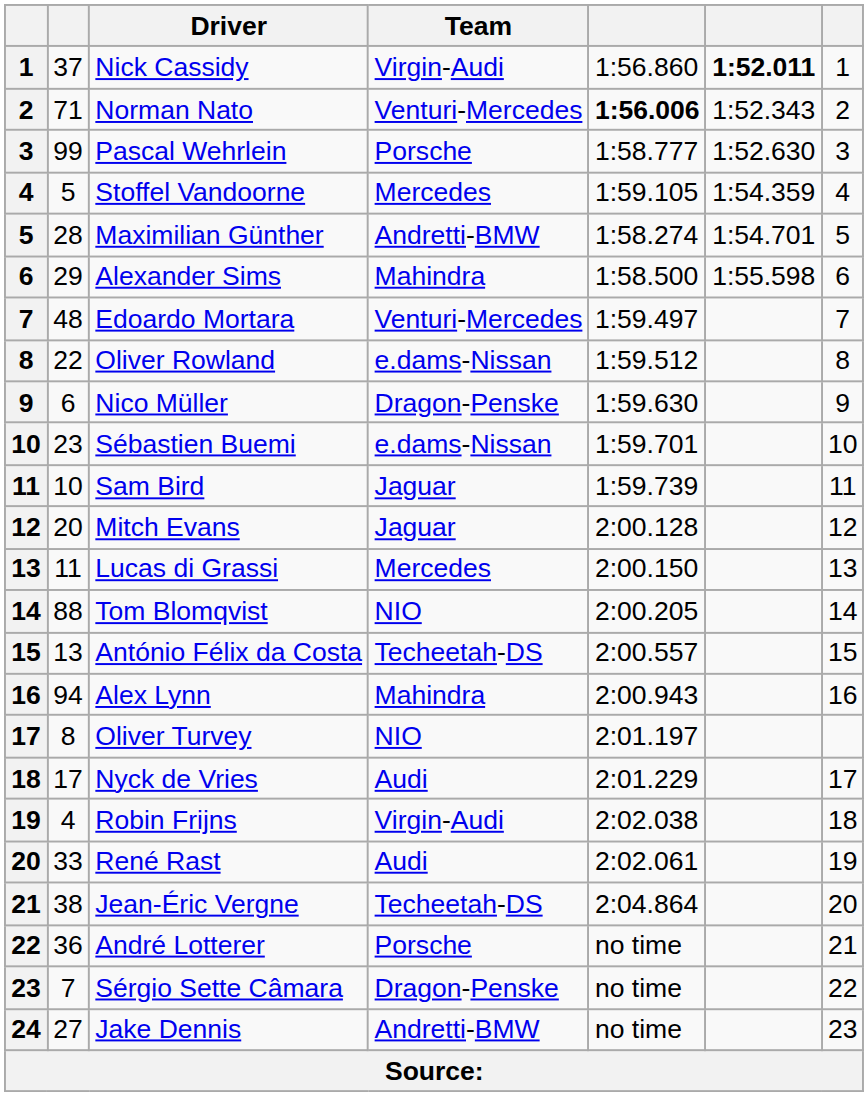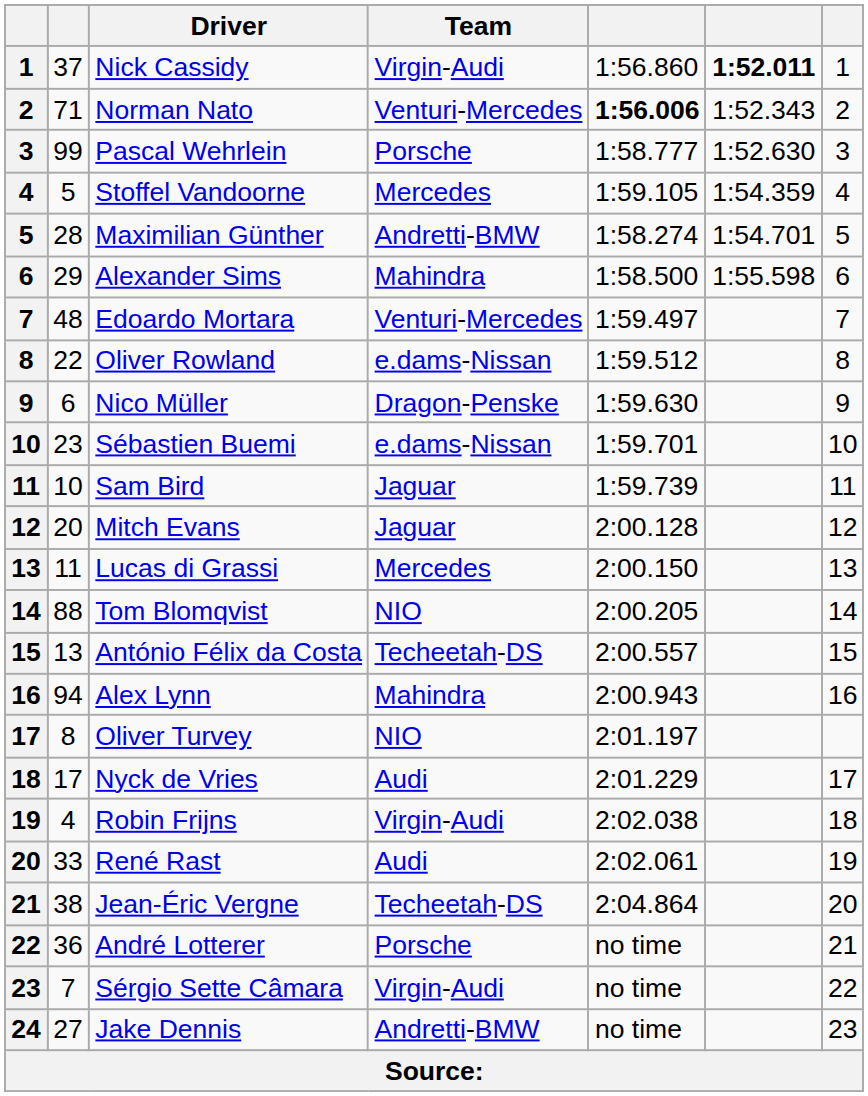(467, 987) Dragon-Penske -> (439, 987) Virgin-Audi
